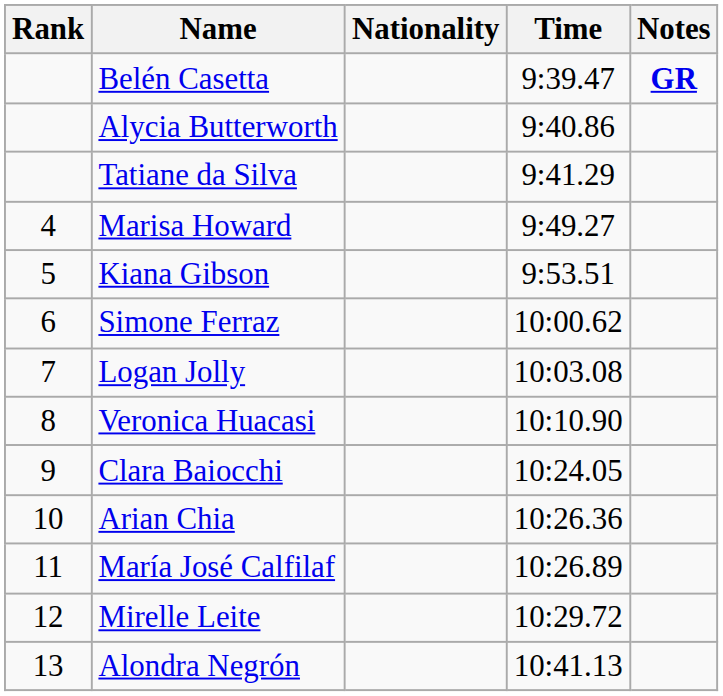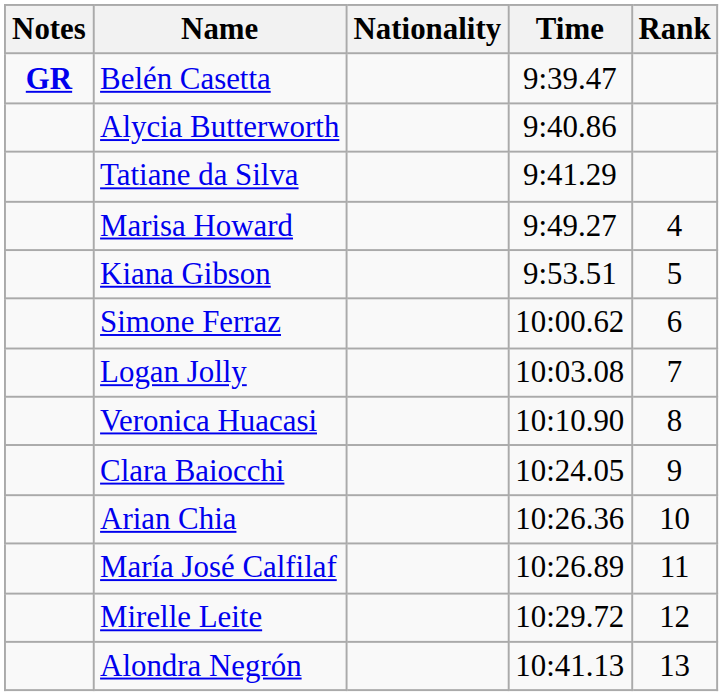columns swapped: (48, 28) <-> (674, 28)
